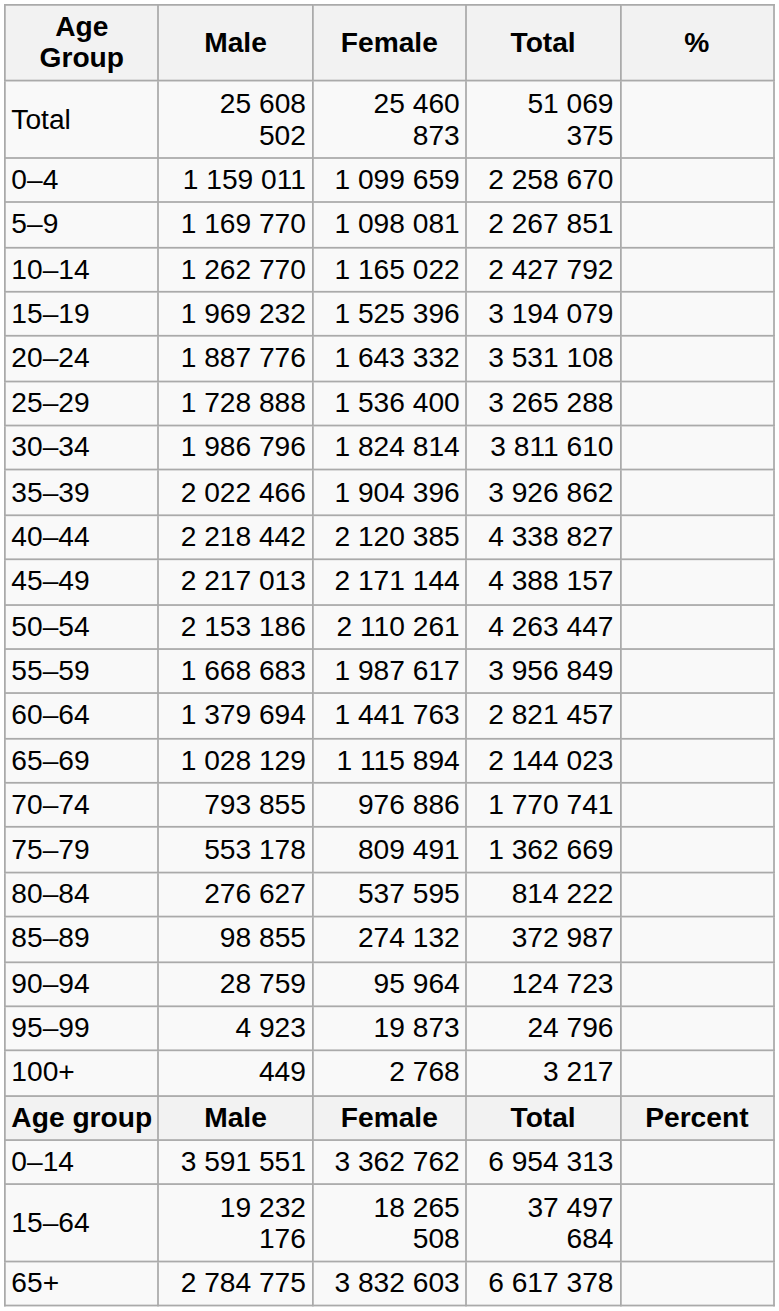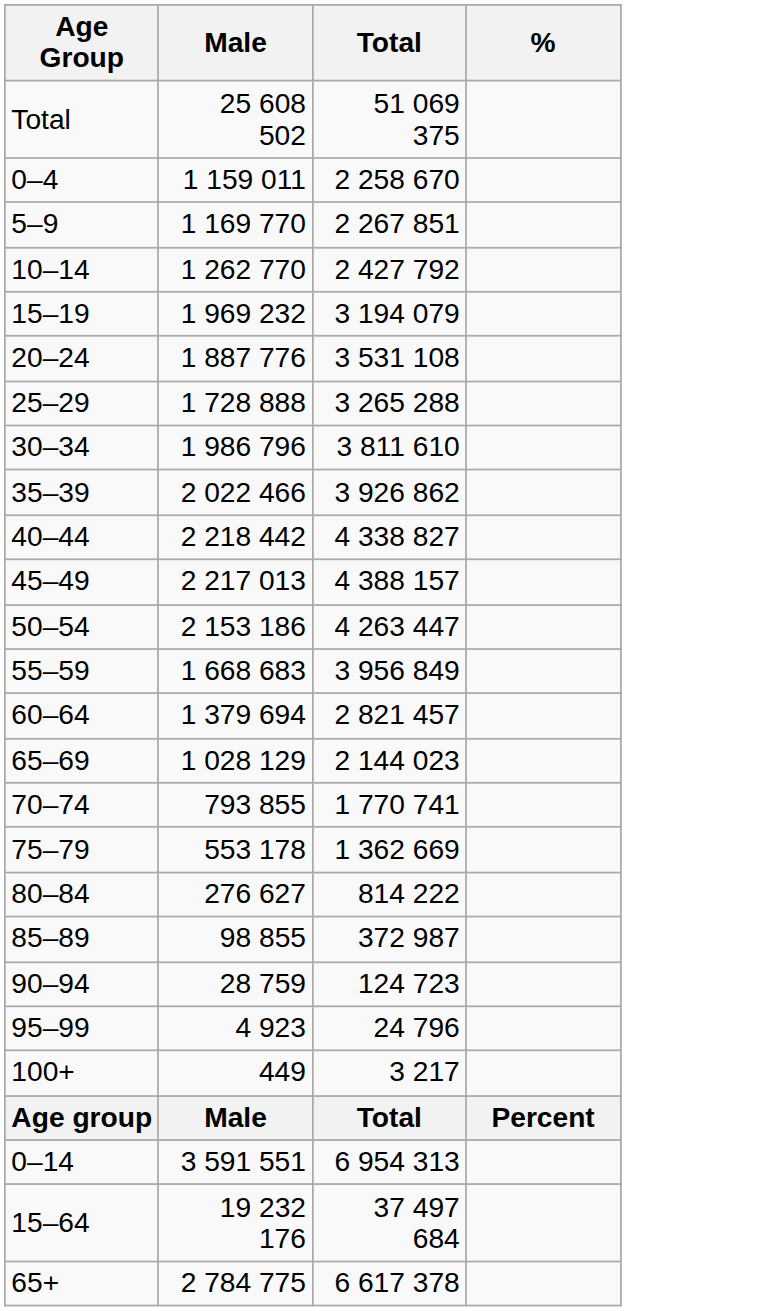- column: (389, 42)
